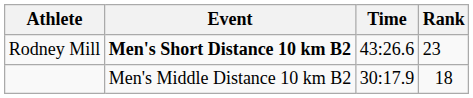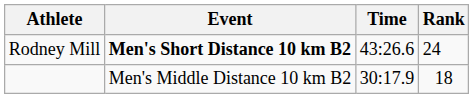(432, 49) 23 -> (432, 49) 24
